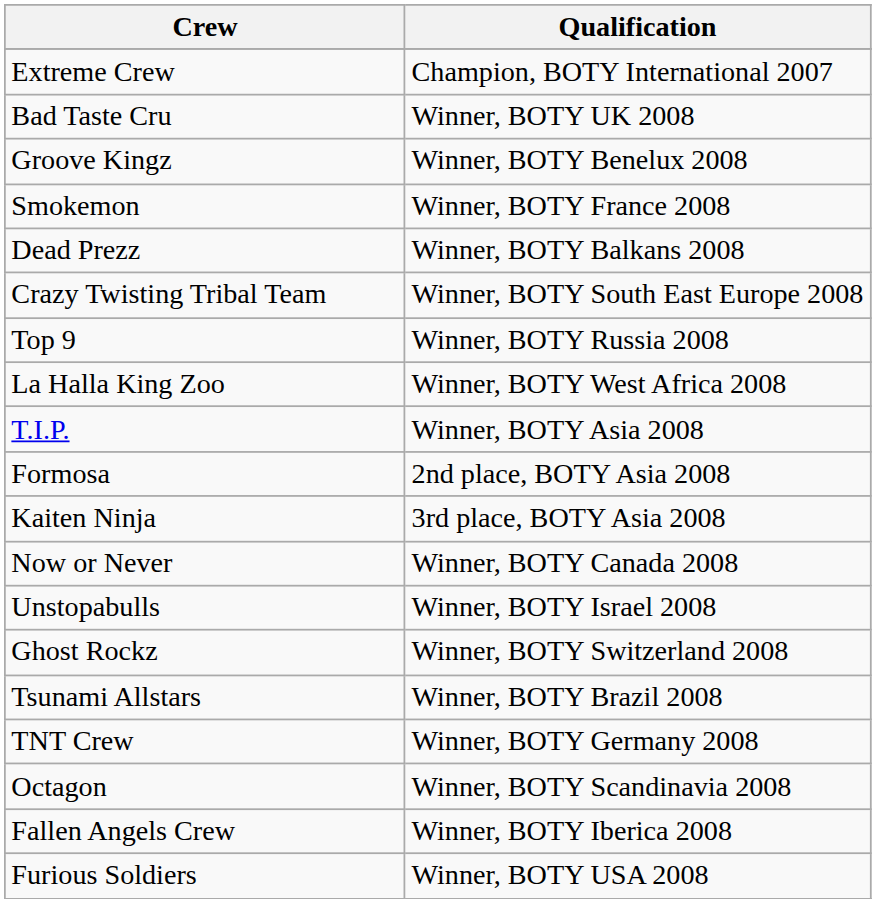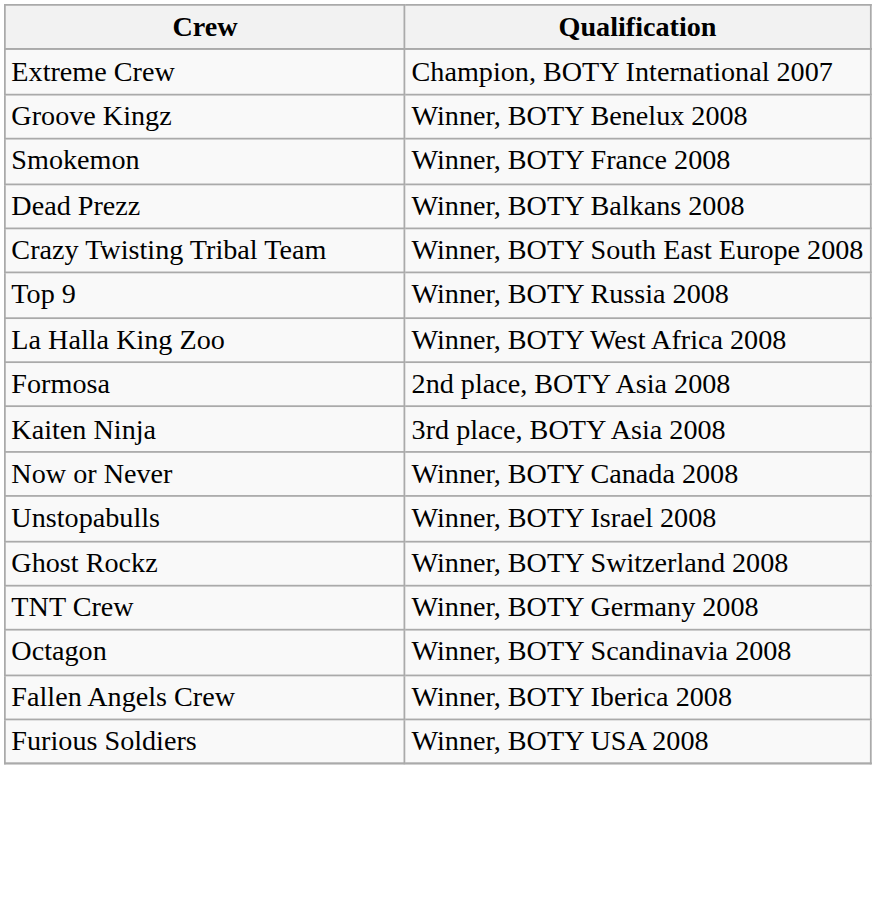- row: (91, 116)
- row: (40, 428)
- row: (106, 696)
